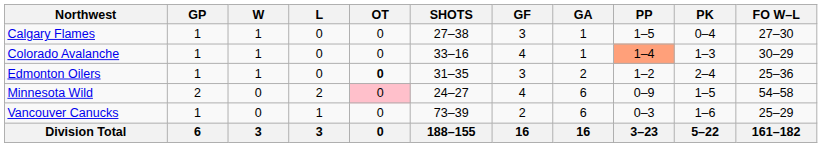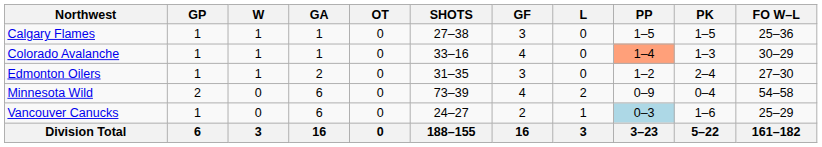columns swapped: (319, 14) <-> (583, 14)
(705, 34) 0–4 -> (705, 34) 1–5
(776, 34) 27–30 -> (776, 34) 25–36
(380, 73) bold -> (380, 73) normal
(776, 73) 25–36 -> (776, 73) 27–30
(380, 93) pink background -> (380, 93) no background
(451, 93) 24–27 -> (451, 93) 73–39
(705, 93) 1–5 -> (705, 93) 0–4
(451, 113) 73–39 -> (451, 113) 24–27
(644, 113) no background -> (644, 113) lightblue background
